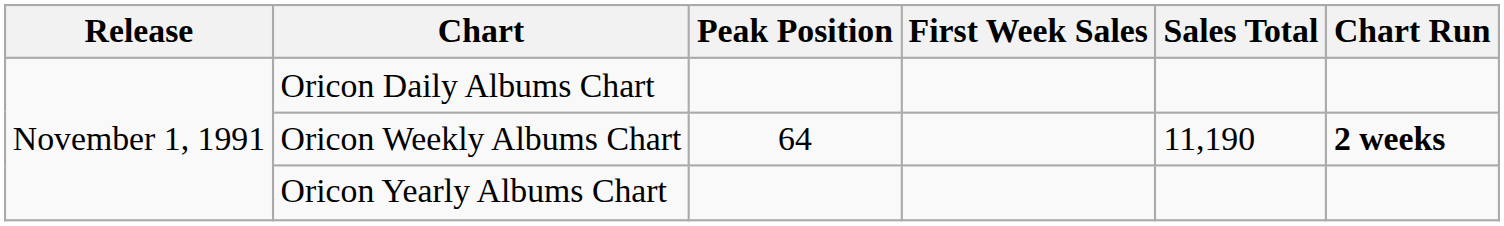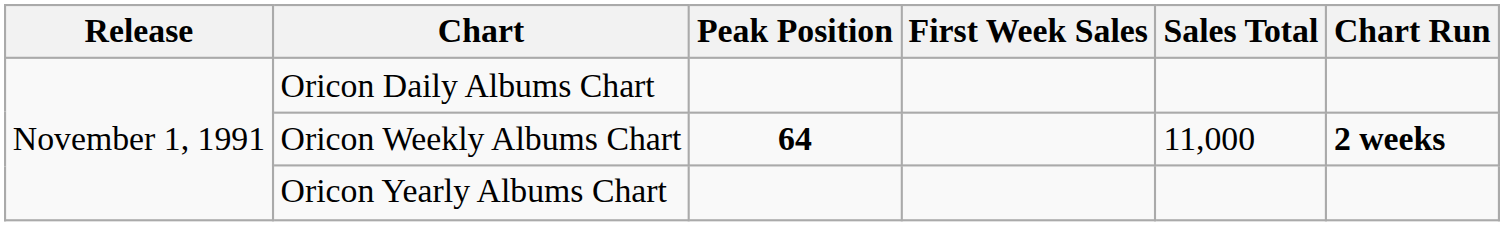(795, 138) normal -> (795, 138) bold
(1209, 138) 11,190 -> (1209, 138) 11,000
